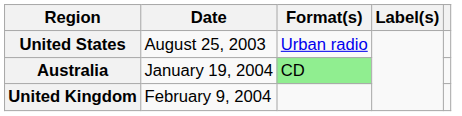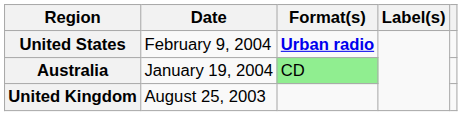(205, 44) August 25, 2003 -> (208, 44) February 9, 2004
(324, 44) normal -> (327, 44) bold
(208, 96) February 9, 2004 -> (205, 96) August 25, 2003
